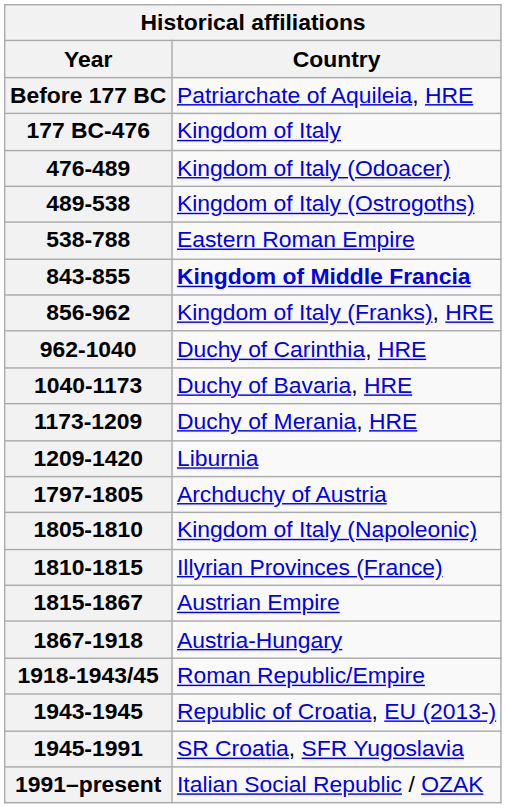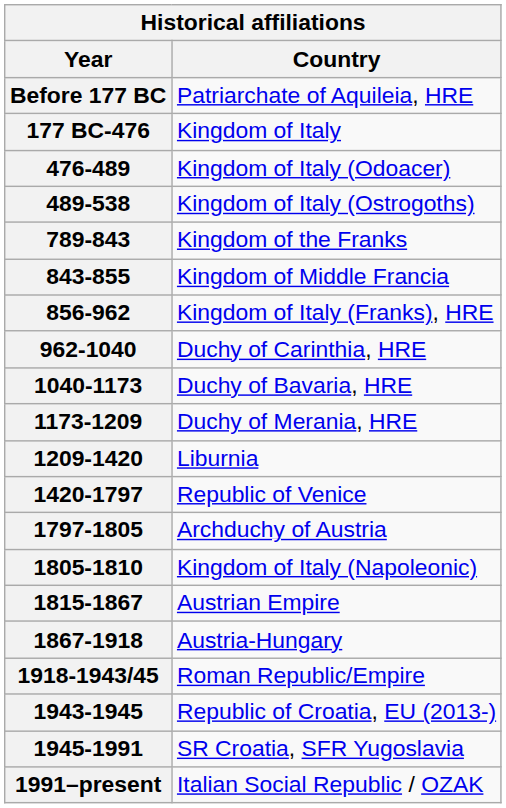- row: (88, 240)
+ row: (88, 240)
(324, 276) bold -> (313, 276) normal
+ row: (88, 494)
- row: (88, 566)
